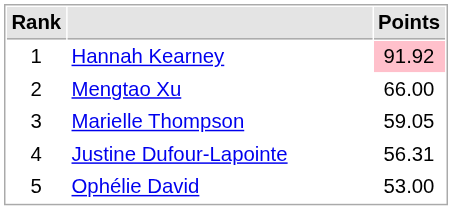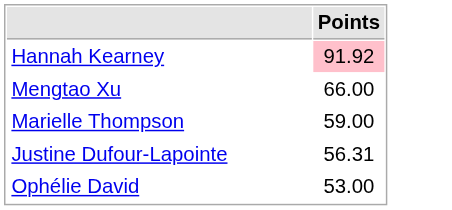- column: (36, 22)
(409, 122) 59.05 -> (349, 122) 59.00
